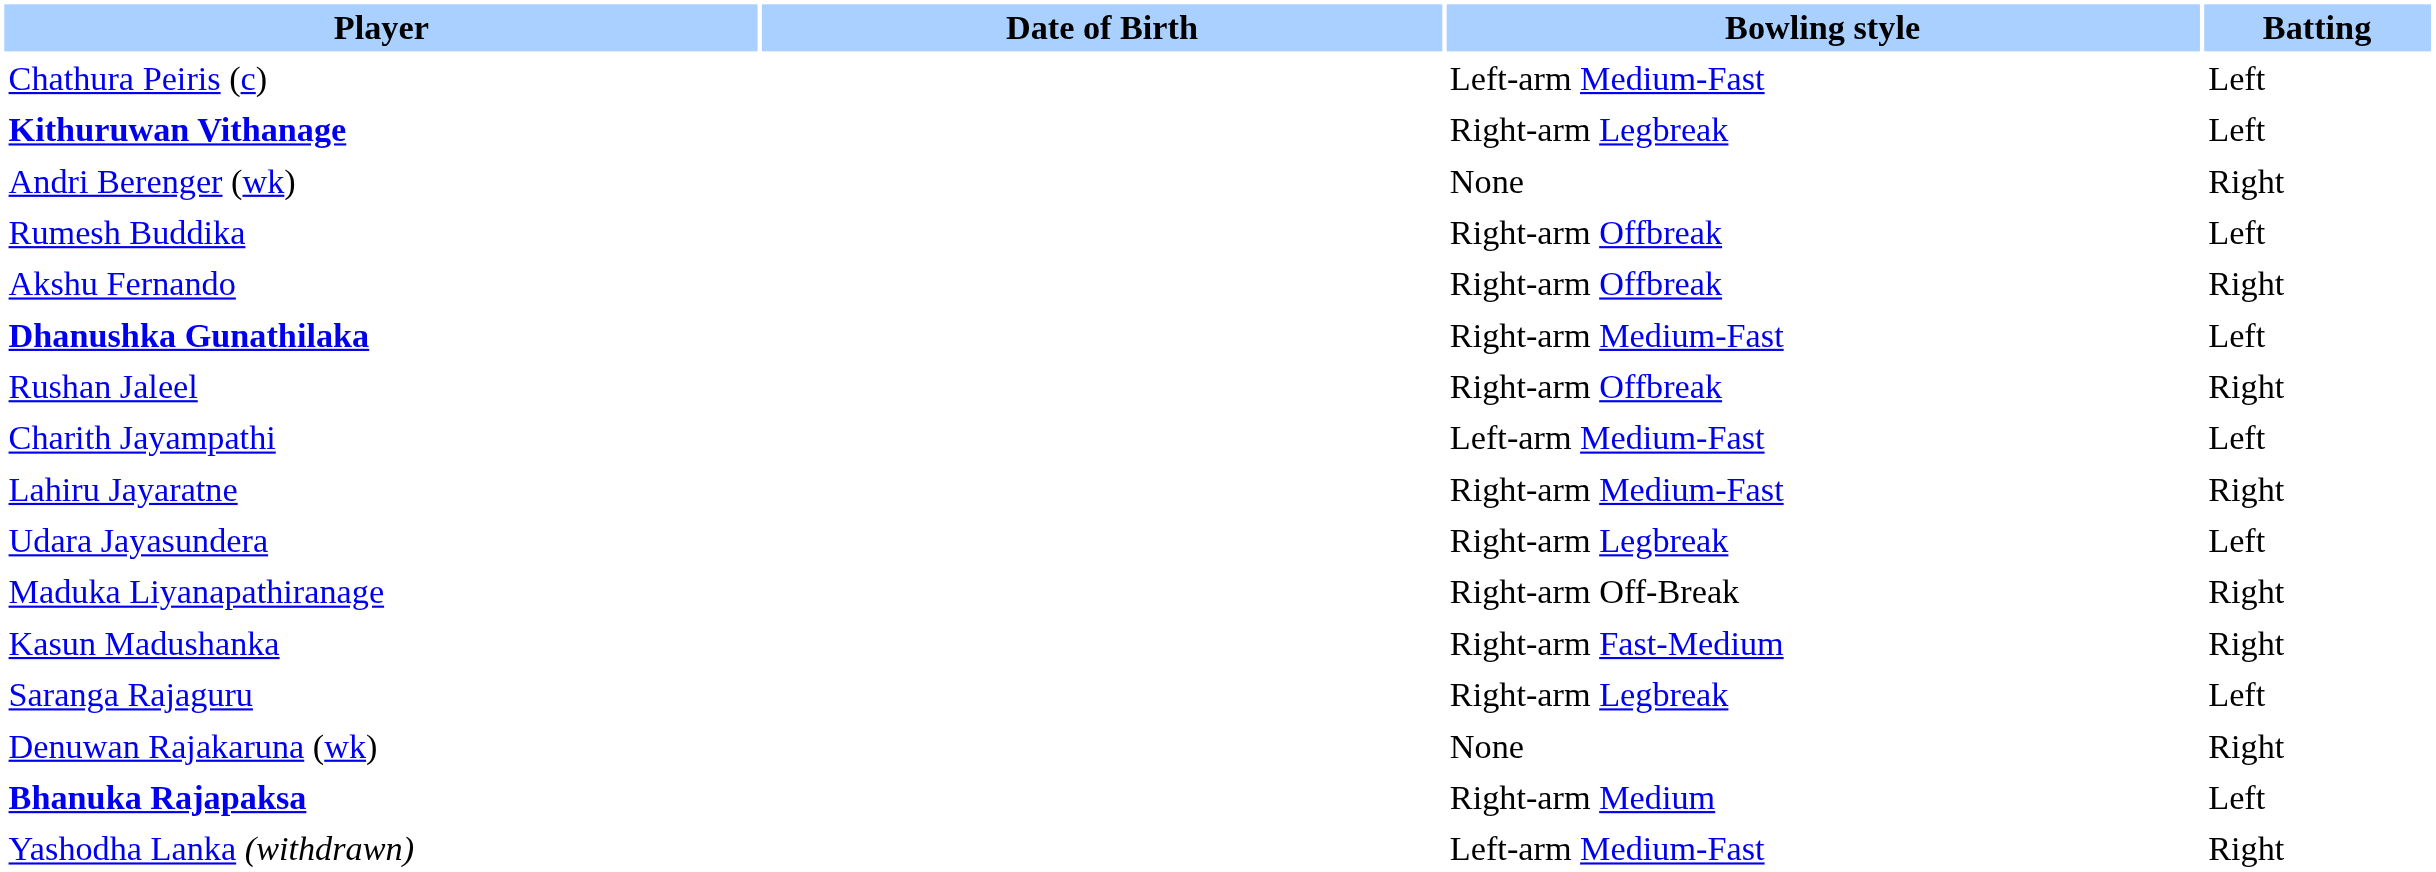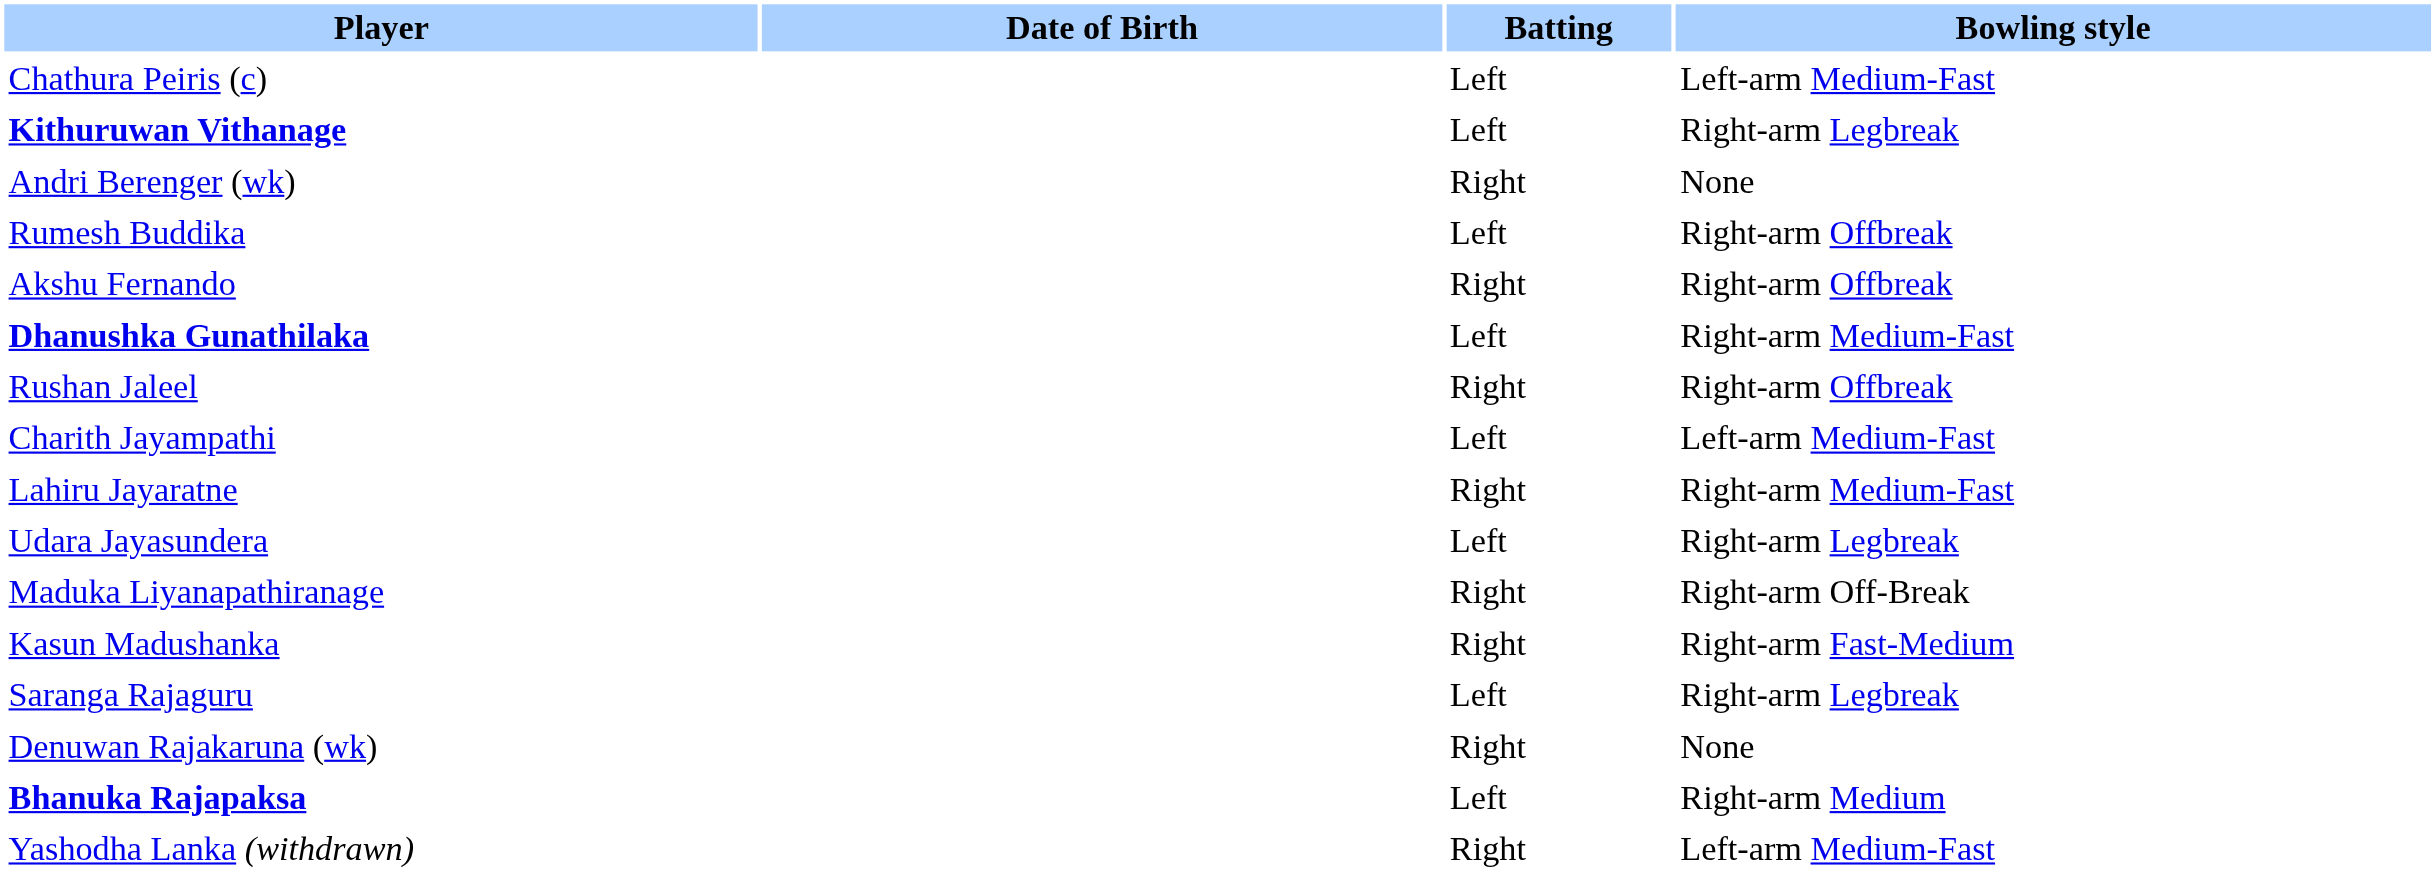columns swapped: (2317, 27) <-> (1823, 27)
